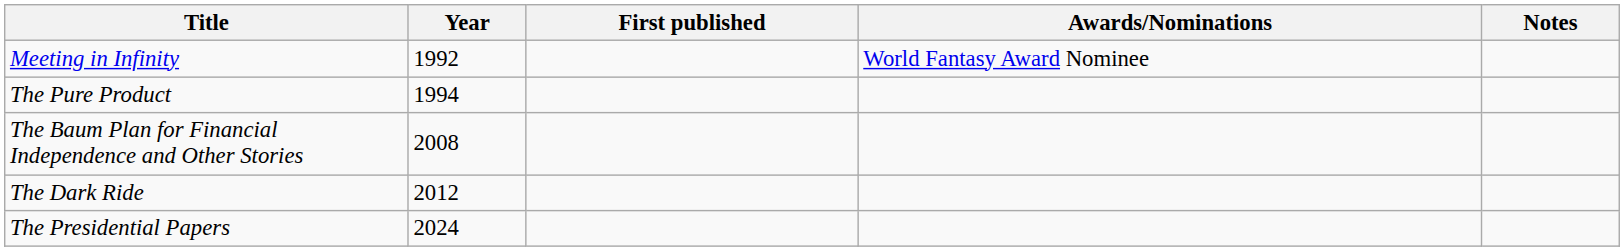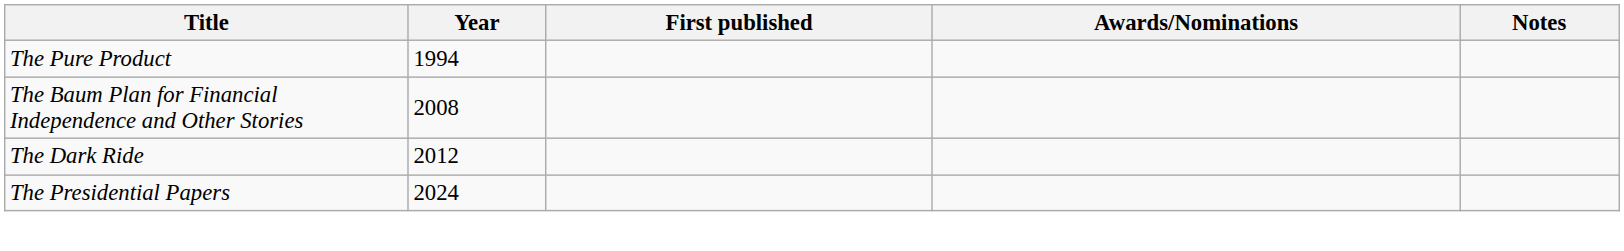- row: (94, 58)
